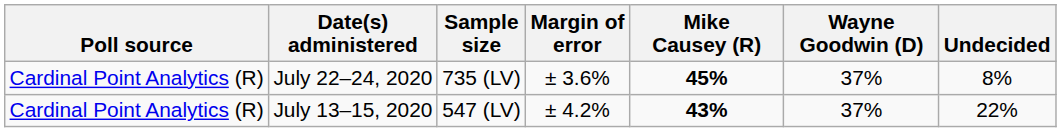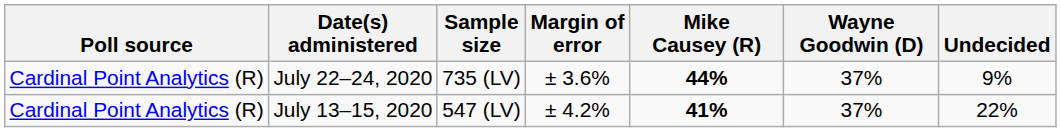(707, 78) 45% -> (707, 78) 44%
(997, 78) 8% -> (997, 78) 9%
(707, 111) 43% -> (707, 111) 41%
